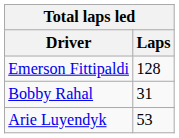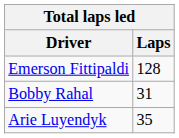(145, 119) 53 -> (145, 119) 35
